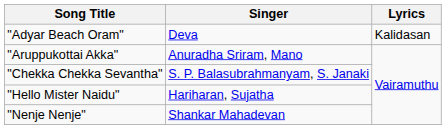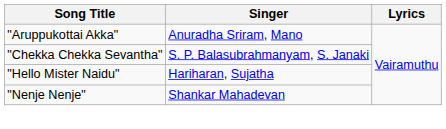- row: (66, 34)
